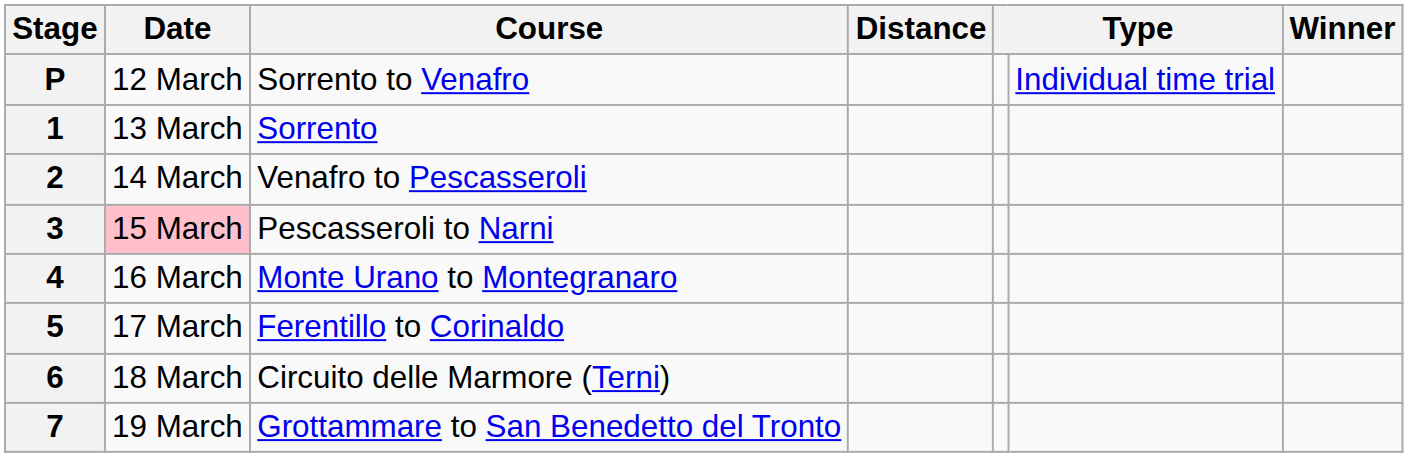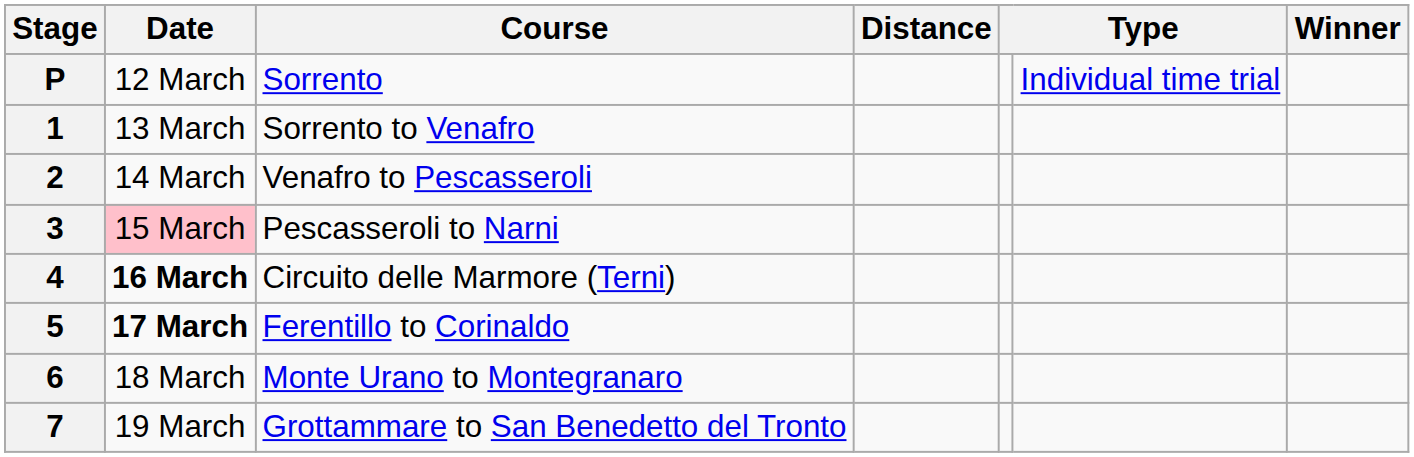(393, 79) Sorrento to Venafro -> (323, 79) Sorrento
(317, 128) Sorrento -> (398, 128) Sorrento to Venafro
(177, 278) normal -> (180, 278) bold
(467, 278) Monte Urano to Montegranaro -> (469, 278) Circuito delle Marmore (Terni)
(177, 327) normal -> (180, 327) bold
(464, 377) Circuito delle Marmore (Terni) -> (473, 377) Monte Urano to Montegranaro
